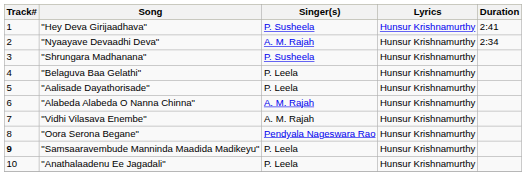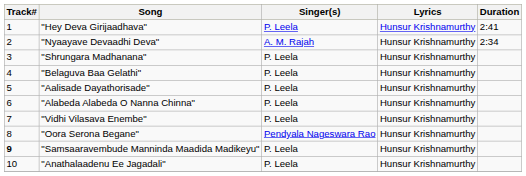(289, 27) P. Susheela -> (281, 27) P. Leela
(289, 57) P. Susheela -> (281, 57) P. Leela
(289, 103) A. M. Rajah -> (281, 103) P. Leela
(289, 118) A. M. Rajah -> (281, 118) P. Leela
